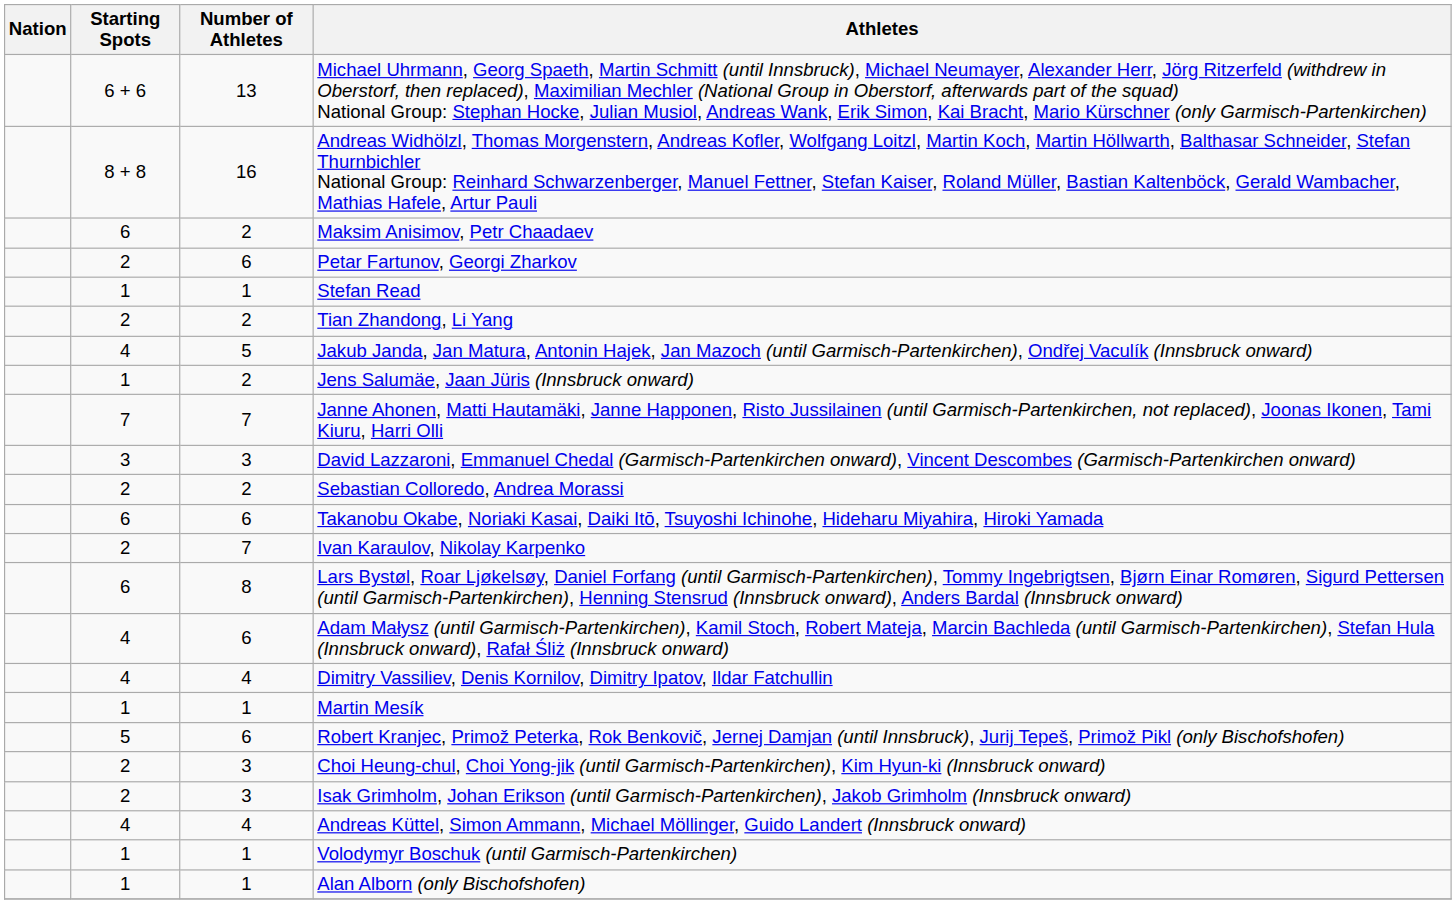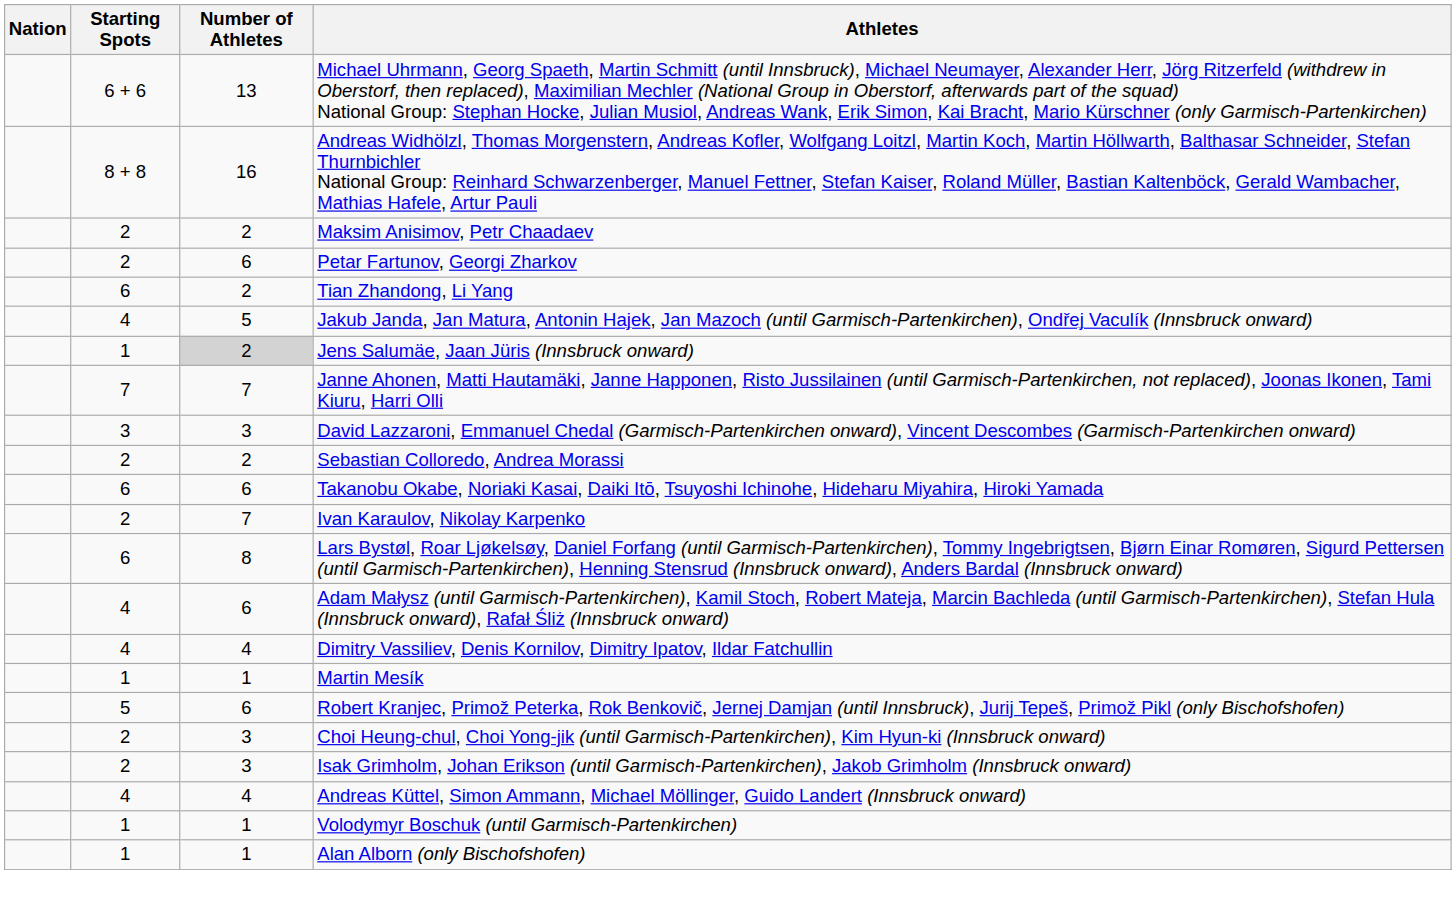(125, 232) 6 -> (125, 232) 2
- row: (369, 291)
(125, 321) 2 -> (125, 291) 6
(246, 379) no background -> (246, 350) lightgrey background
